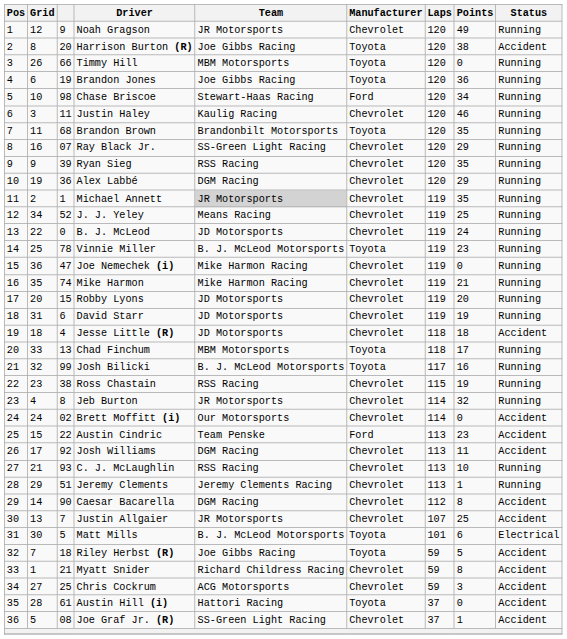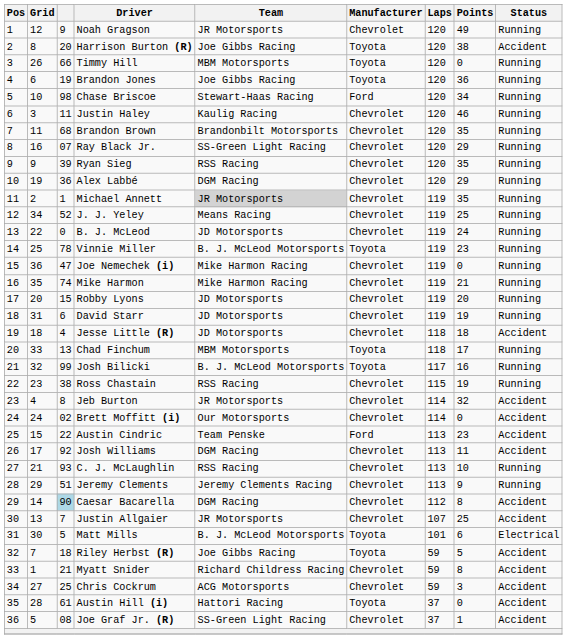(368, 131) Toyota -> (377, 131) Chevrolet
(520, 401) Running -> (523, 401) Accident
(460, 485) 1 -> (460, 485) 9
(66, 502) no background -> (66, 502) lightblue background
